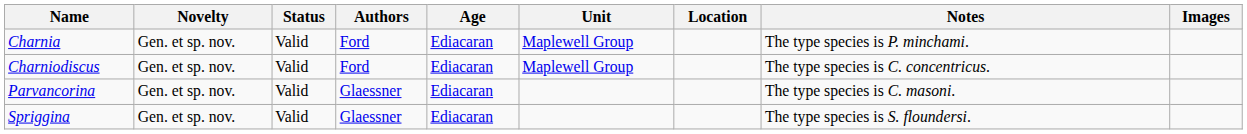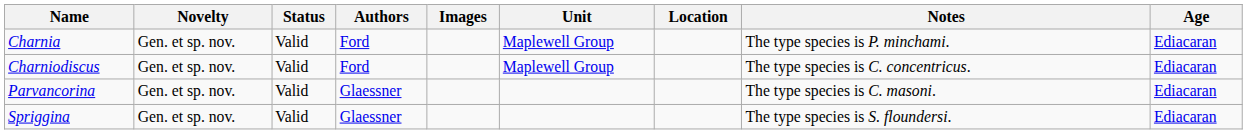columns swapped: (473, 16) <-> (1206, 16)
